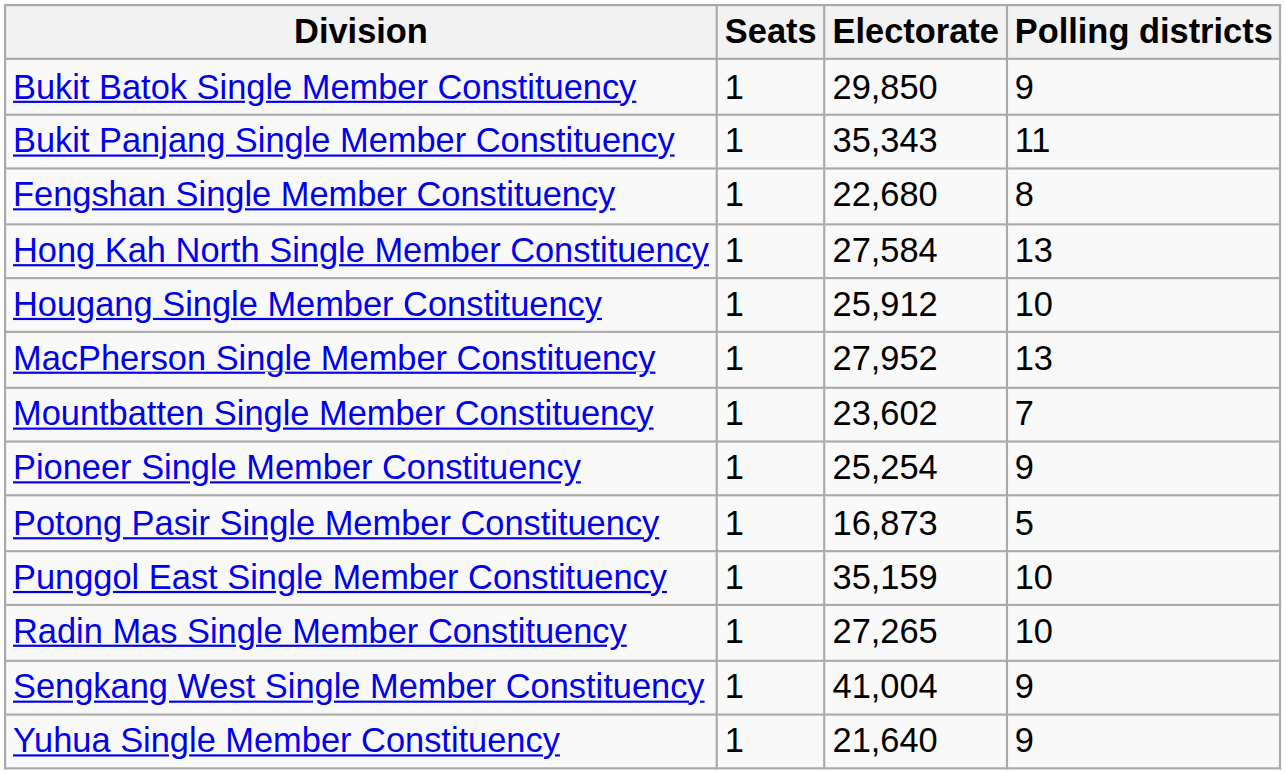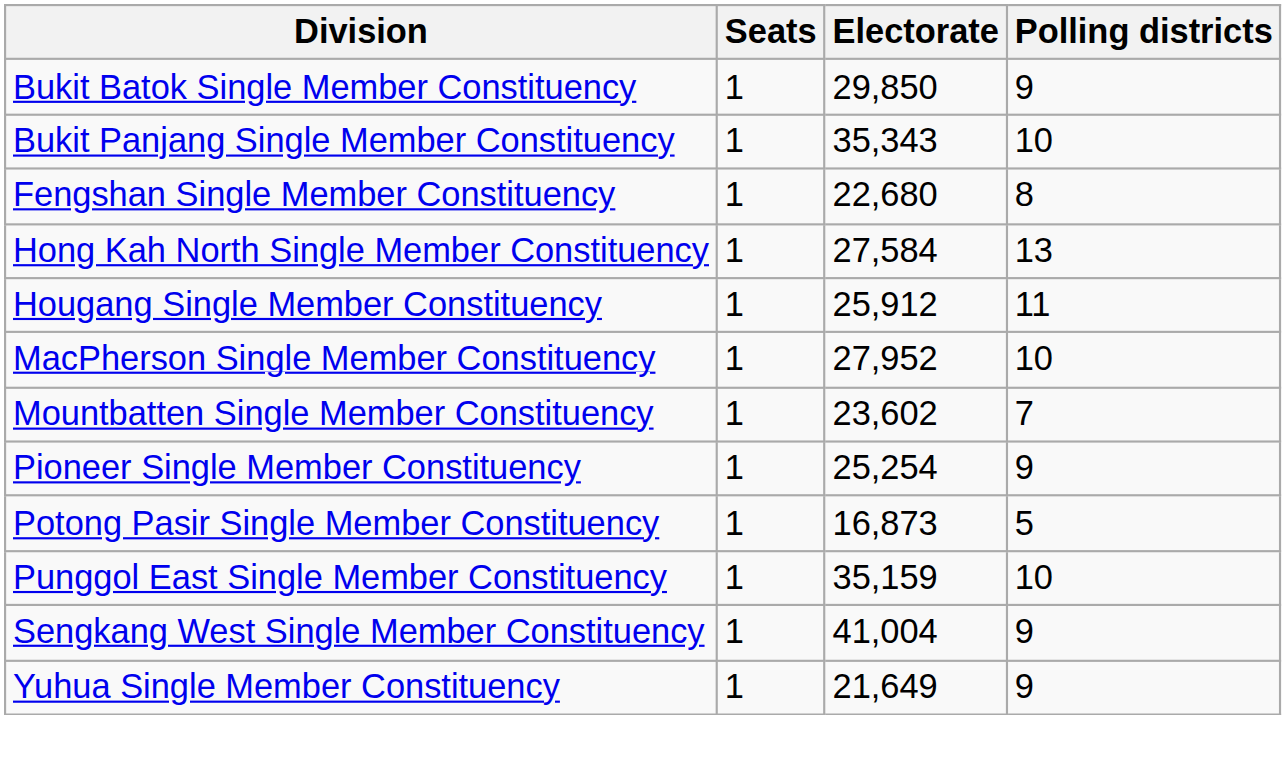(1033, 140) 11 -> (1034, 140) 10
(1034, 304) 10 -> (1033, 304) 11
(1034, 359) 13 -> (1034, 359) 10
- row: (320, 631)
(885, 741) 21,640 -> (885, 686) 21,649
